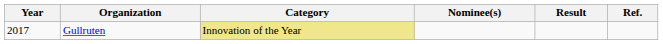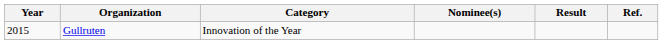(18, 30) 2017 -> (18, 30) 2015
(252, 30) khaki background -> (252, 30) no background
